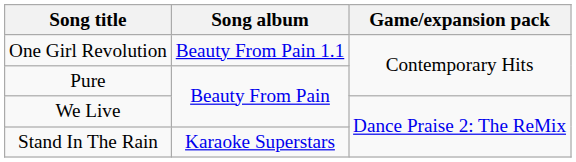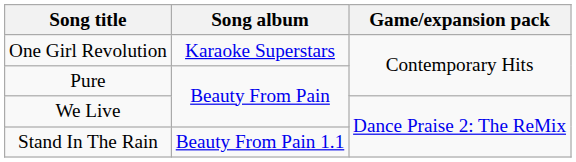(260, 50) Beauty From Pain 1.1 -> (260, 50) Karaoke Superstars
(260, 141) Karaoke Superstars -> (260, 141) Beauty From Pain 1.1
